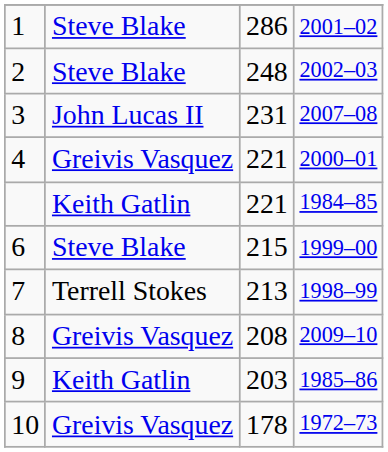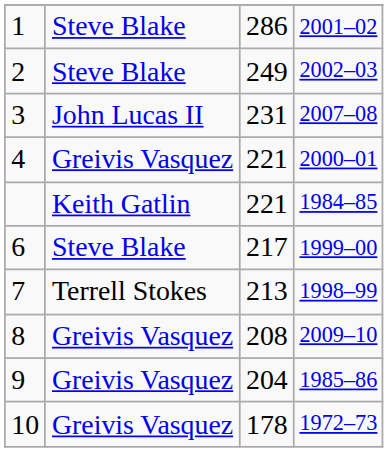(267, 70) 248 -> (267, 70) 249
(267, 247) 215 -> (267, 247) 217
(121, 379) Keith Gatlin -> (143, 379) Greivis Vasquez
(267, 379) 203 -> (267, 379) 204
